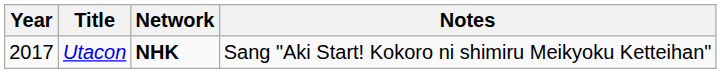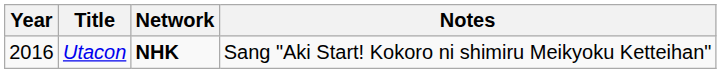(31, 52) 2017 -> (31, 52) 2016
